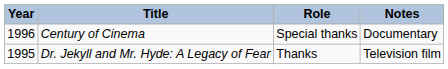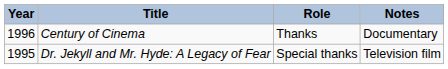(317, 34) Special thanks -> (297, 34) Thanks
(297, 53) Thanks -> (317, 53) Special thanks
